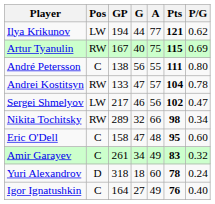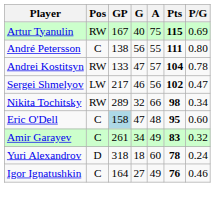- row: (39, 31)
(120, 137) no background -> (120, 119) lightblue background
(198, 191) 0.40 -> (198, 173) 0.46
